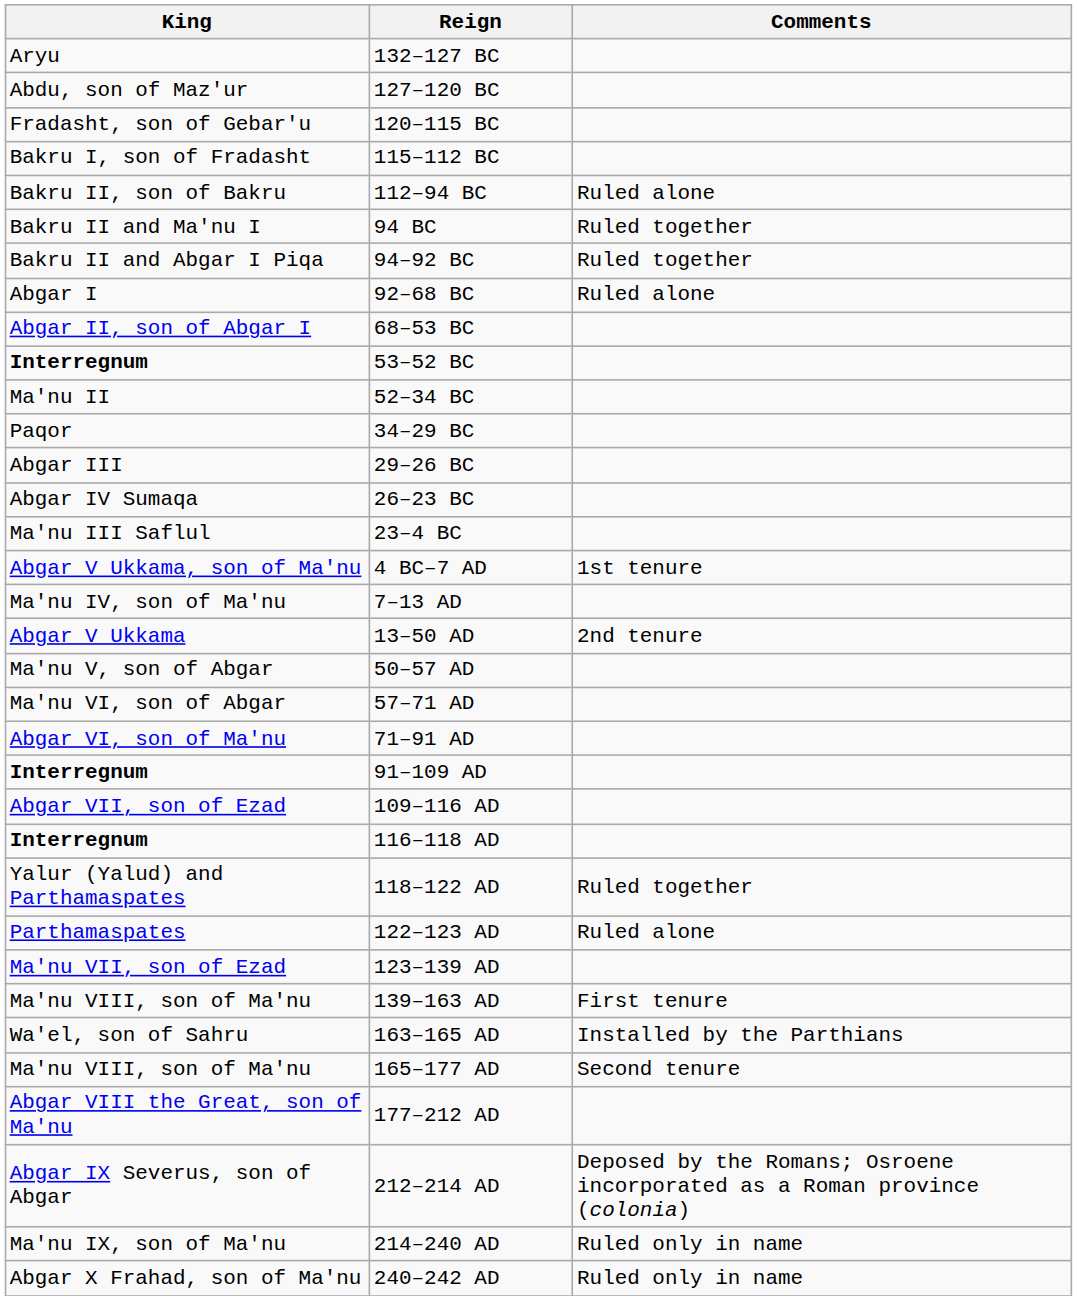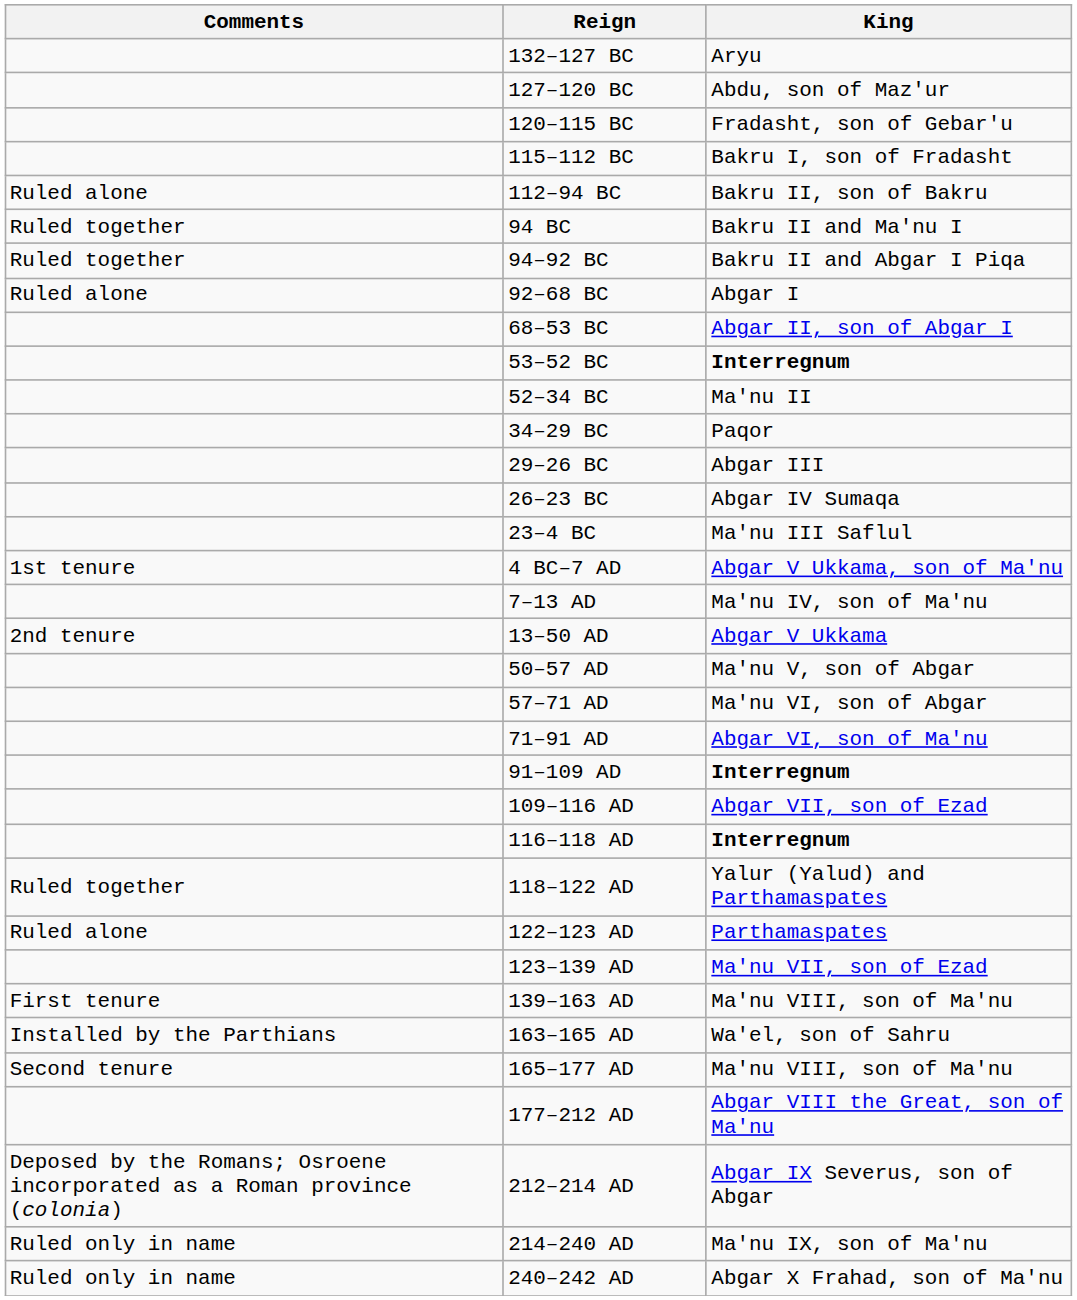columns swapped: (187, 22) <-> (821, 22)
